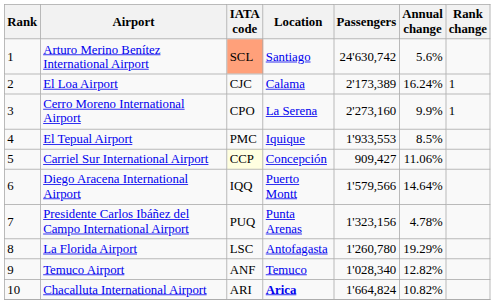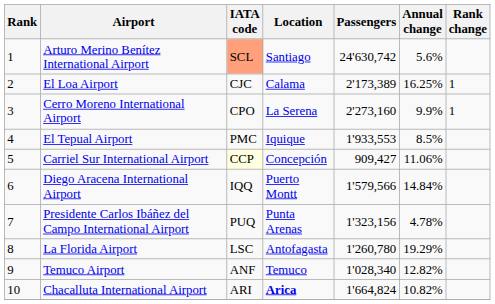(423, 84) 16.24% -> (423, 84) 16.25%
(423, 186) 14.64% -> (423, 186) 14.84%
